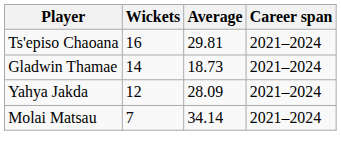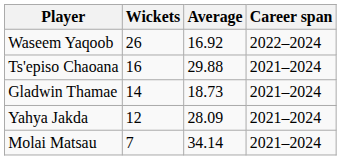+ row: (61, 42)
(205, 42) 29.81 -> (205, 67) 29.88
